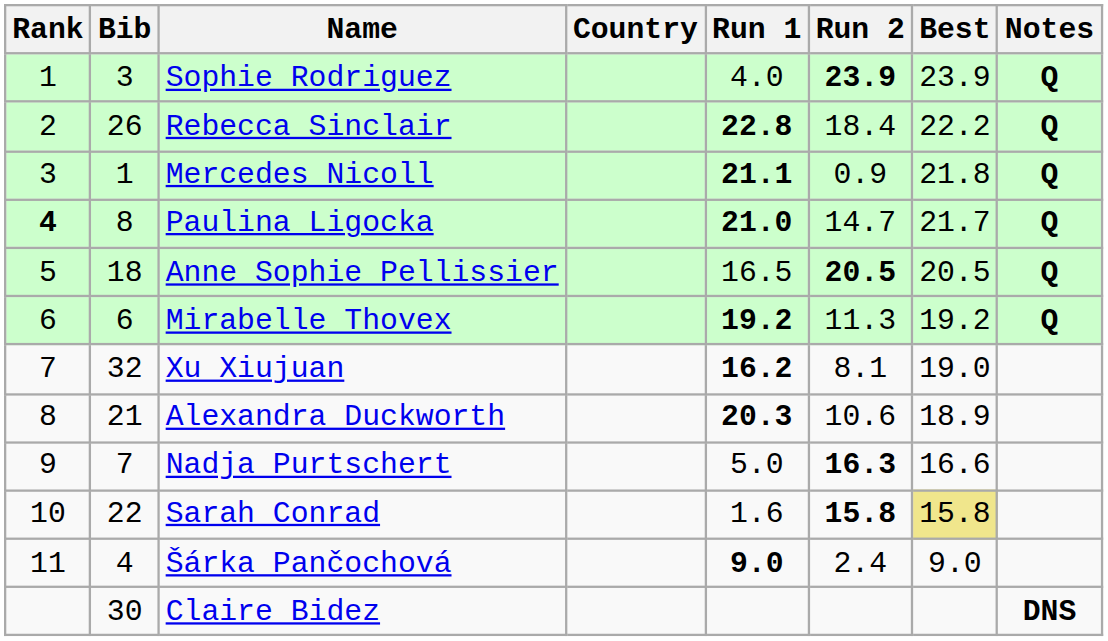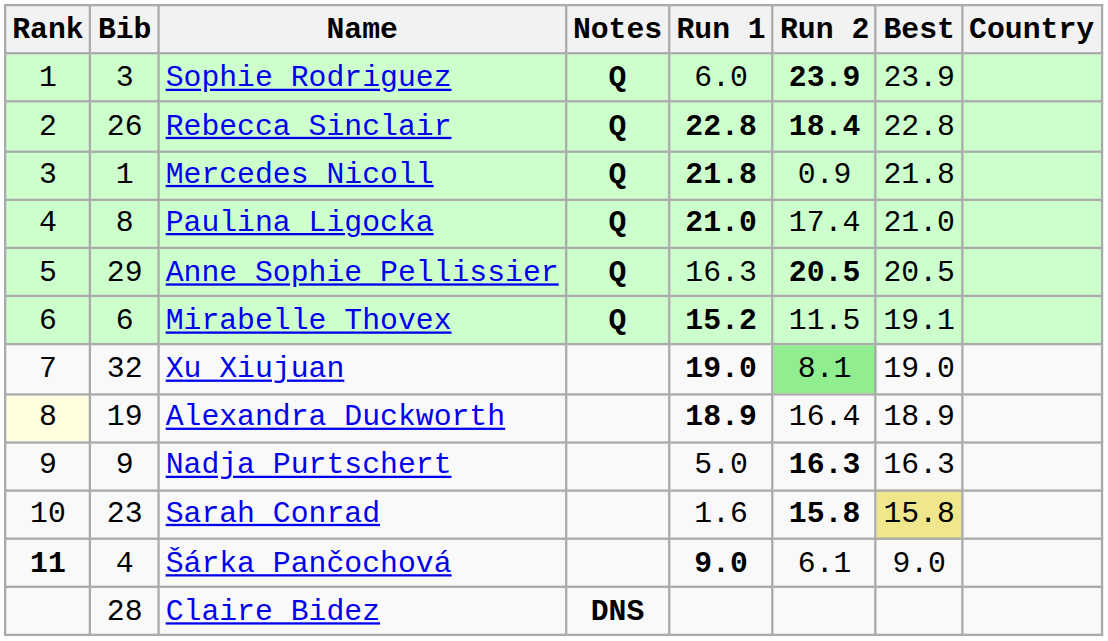columns swapped: (635, 29) <-> (1049, 29)
(757, 78) 4.0 -> (721, 78) 6.0
(860, 126) normal -> (825, 126) bold
(955, 126) 22.2 -> (919, 126) 22.8
(757, 175) 21.1 -> (721, 175) 21.8
(48, 223) bold -> (48, 223) normal
(860, 223) 14.7 -> (825, 223) 17.4
(955, 223) 21.7 -> (919, 223) 21.0
(125, 272) 18 -> (125, 272) 29
(757, 272) 16.5 -> (721, 272) 16.3
(757, 321) 19.2 -> (721, 321) 15.2
(860, 321) 11.3 -> (825, 321) 11.5
(955, 321) 19.2 -> (919, 321) 19.1
(757, 369) 16.2 -> (721, 369) 19.0
(860, 369) no background -> (825, 369) lightgreen background
(48, 418) no background -> (48, 418) lightyellow background
(125, 418) 21 -> (125, 418) 19
(757, 418) 20.3 -> (721, 418) 18.9
(860, 418) 10.6 -> (825, 418) 16.4
(125, 466) 7 -> (125, 466) 9
(955, 466) 16.6 -> (919, 466) 16.3
(125, 515) 22 -> (125, 515) 23
(48, 563) normal -> (48, 563) bold
(860, 563) 2.4 -> (825, 563) 6.1
(125, 612) 30 -> (125, 612) 28
